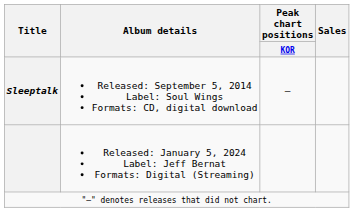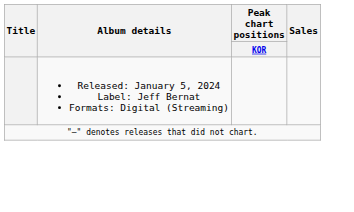- row: (32, 91)
